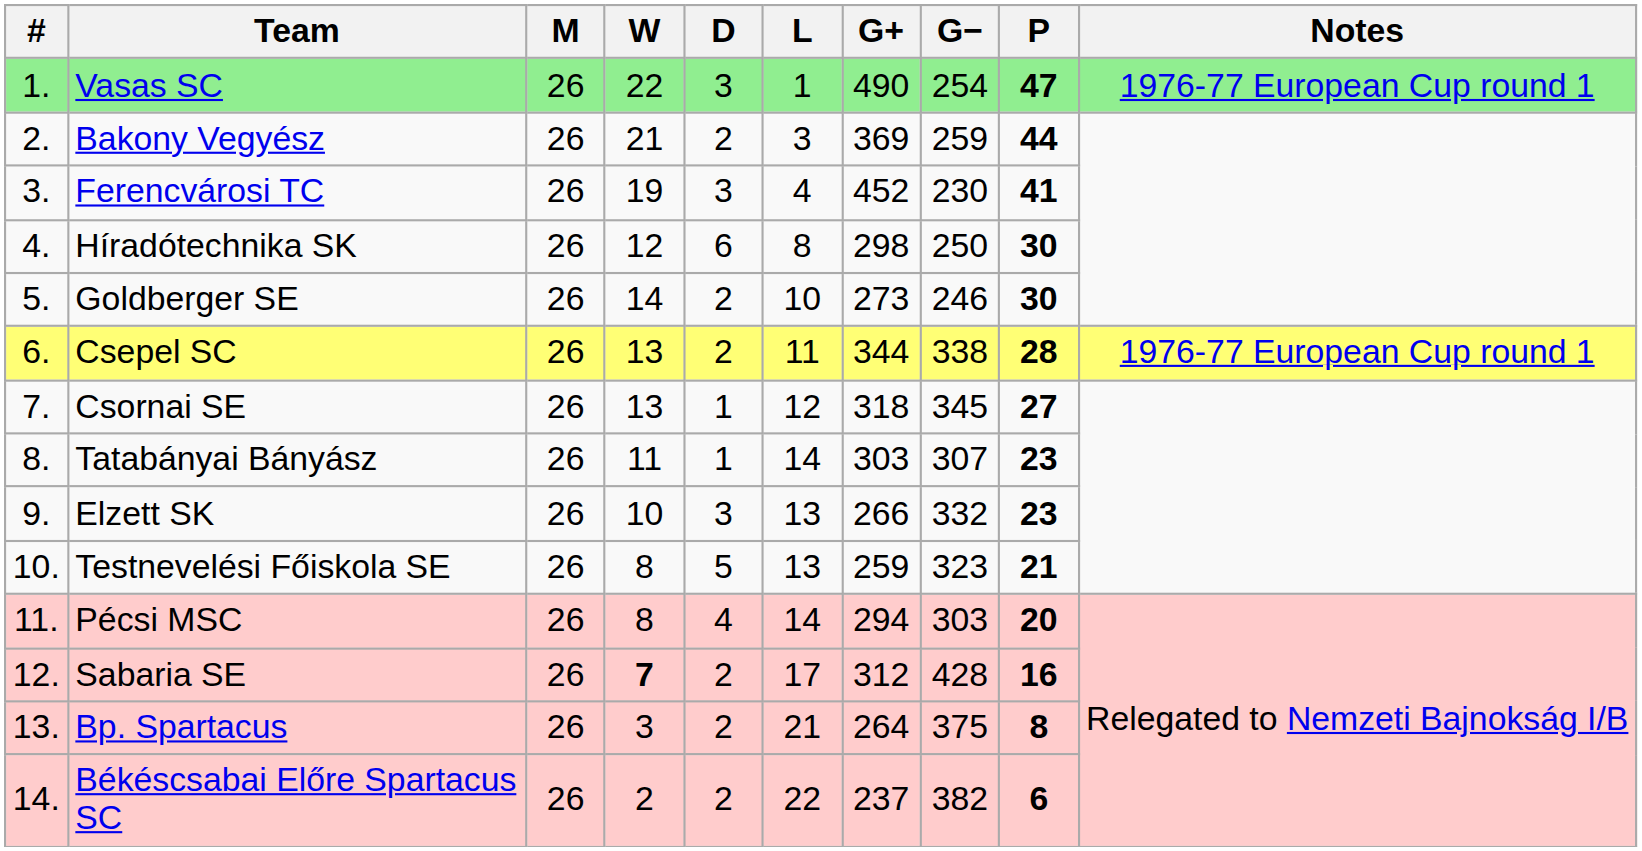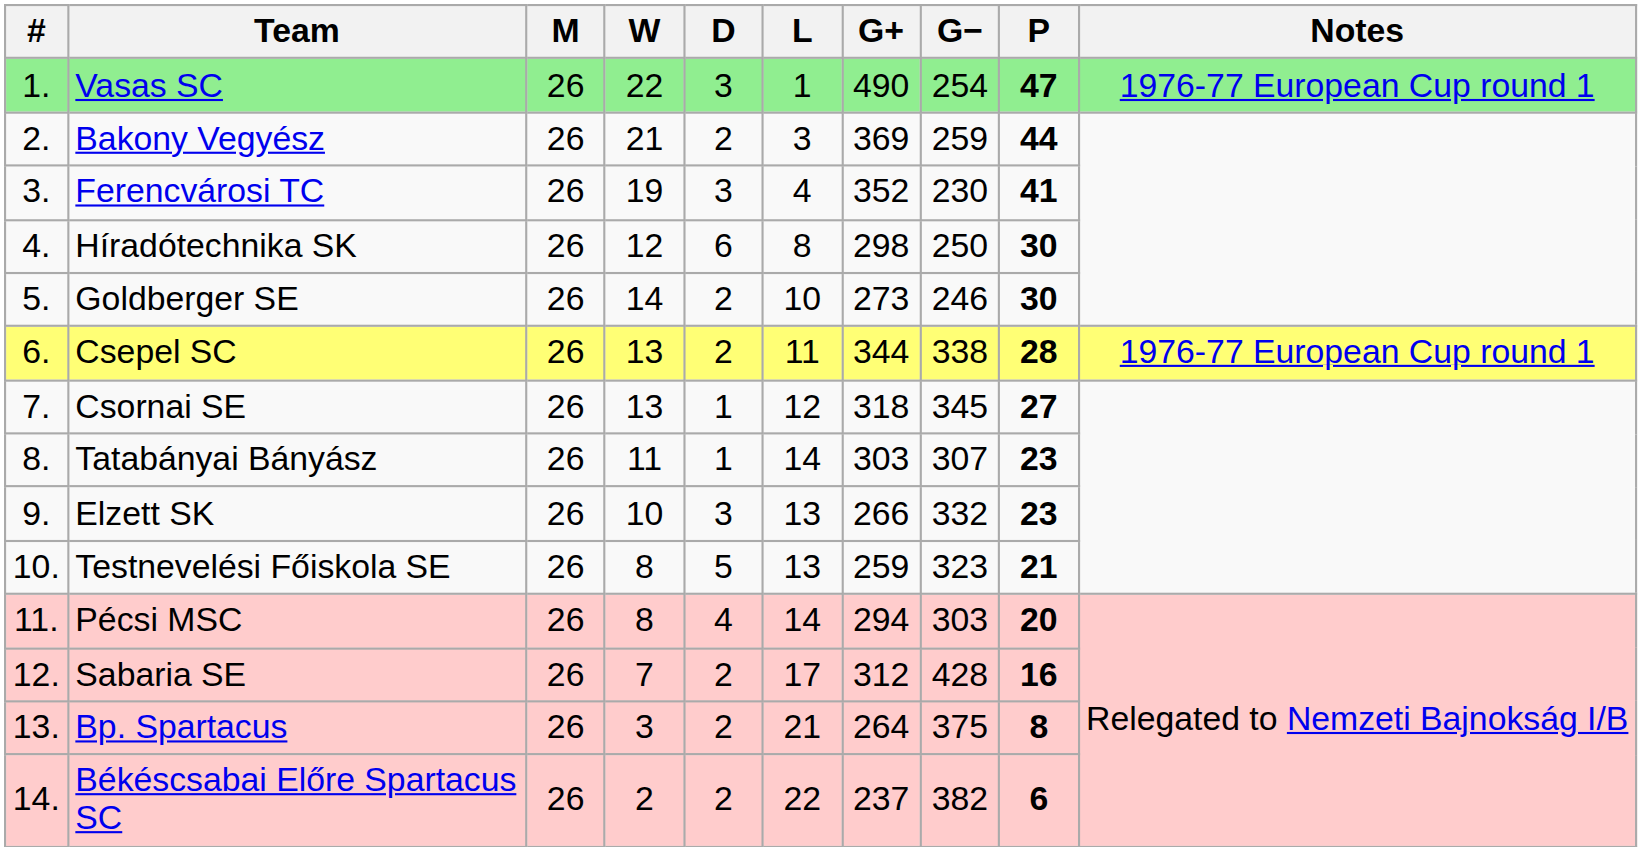(881, 191) 452 -> (881, 191) 352
(645, 673) bold -> (645, 673) normal
